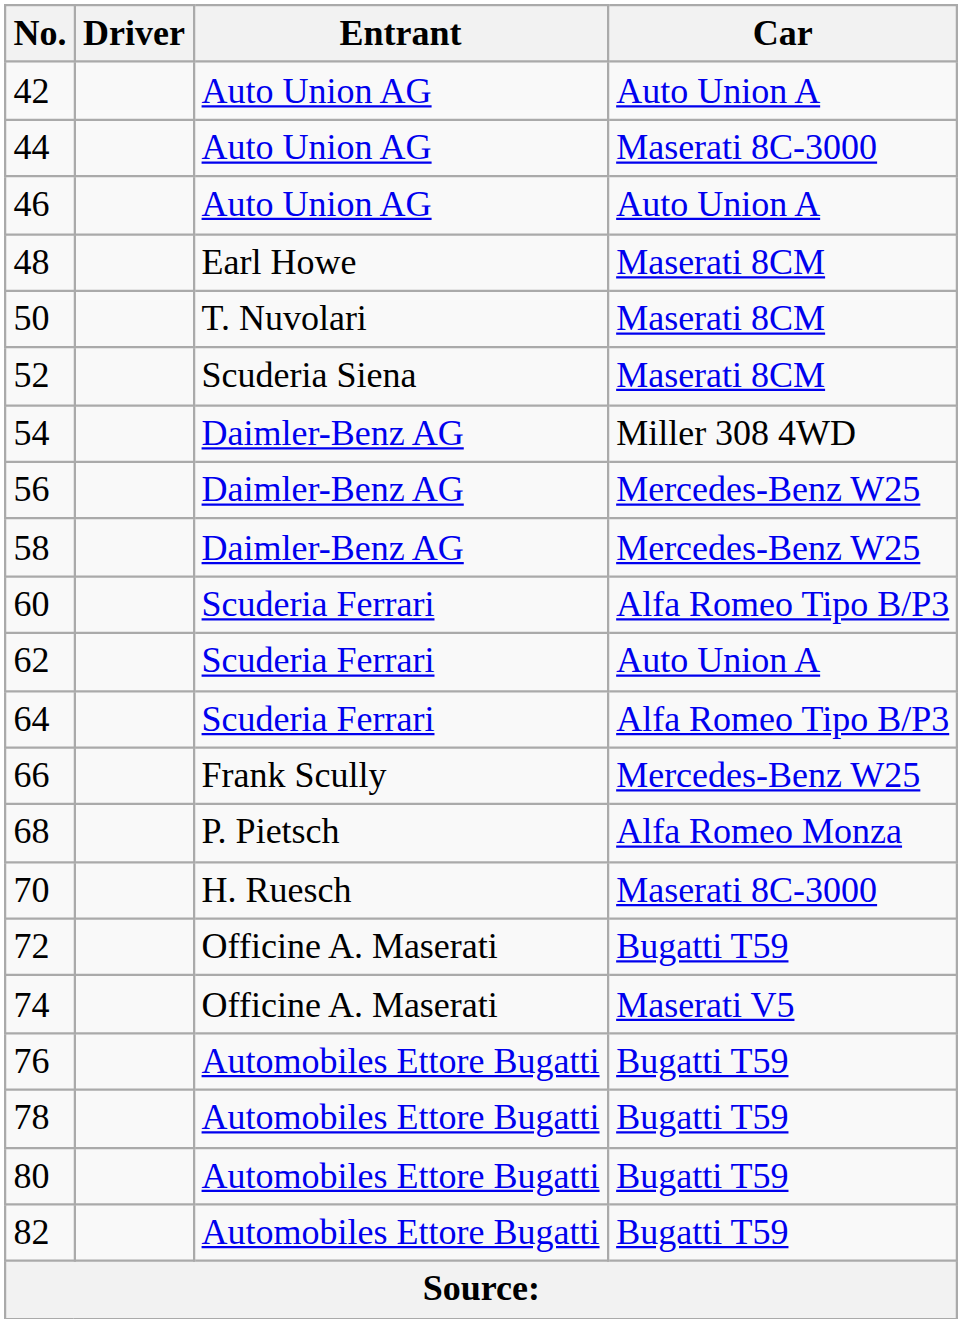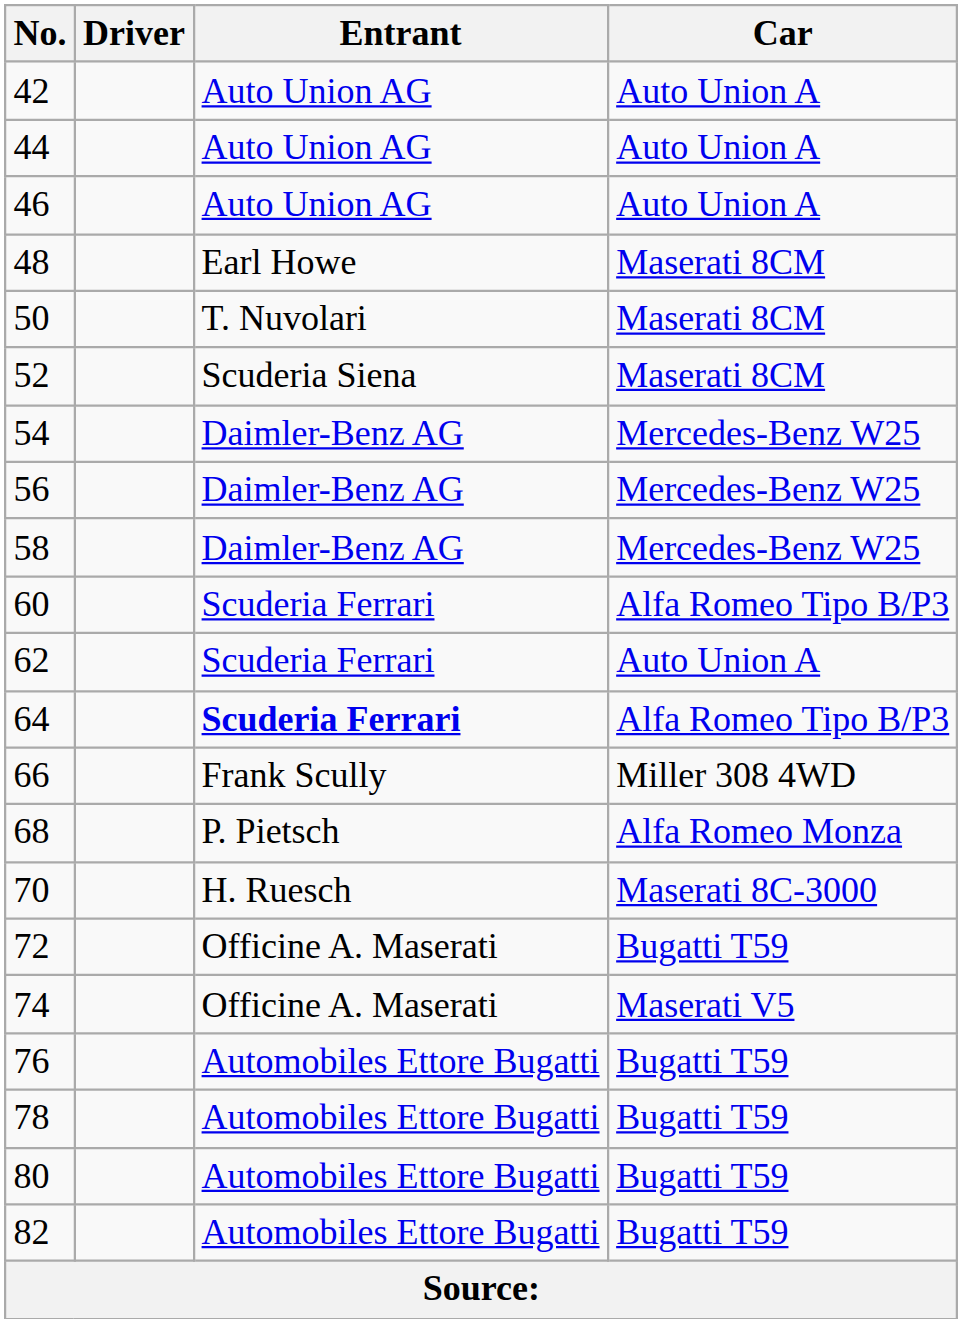(747, 147) Maserati 8C-3000 -> (718, 147) Auto Union A
(736, 432) Miller 308 4WD -> (768, 432) Mercedes-Benz W25
(318, 718) normal -> (331, 718) bold
(768, 775) Mercedes-Benz W25 -> (736, 775) Miller 308 4WD
